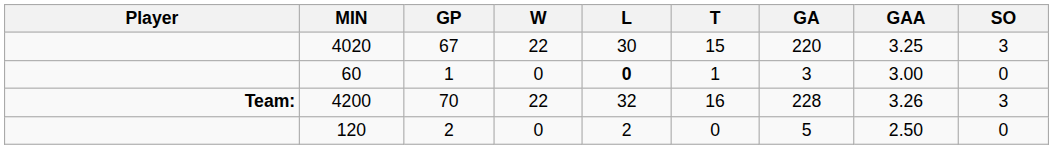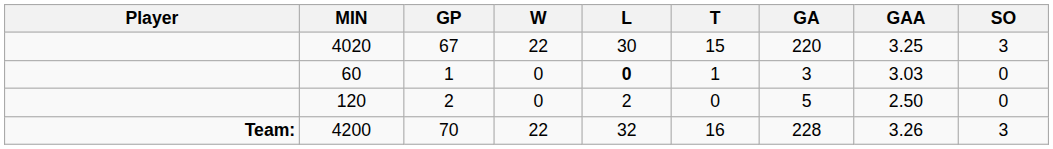(906, 74) 3.00 -> (906, 74) 3.03
rows swapped: (351, 130) <-> (351, 102)
